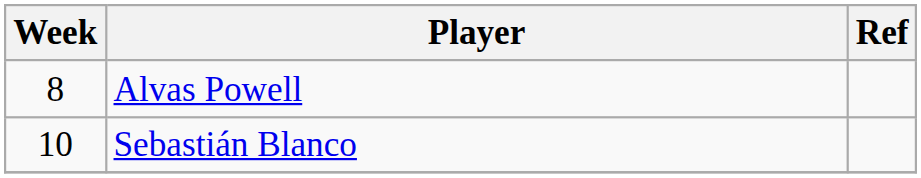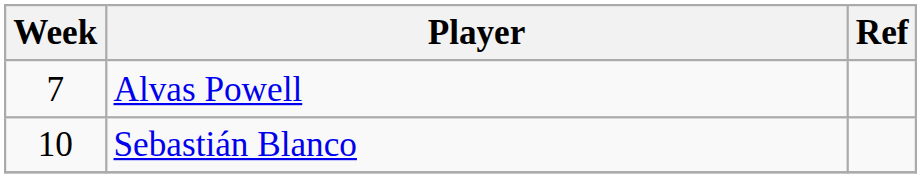(55, 88) 8 -> (55, 88) 7
